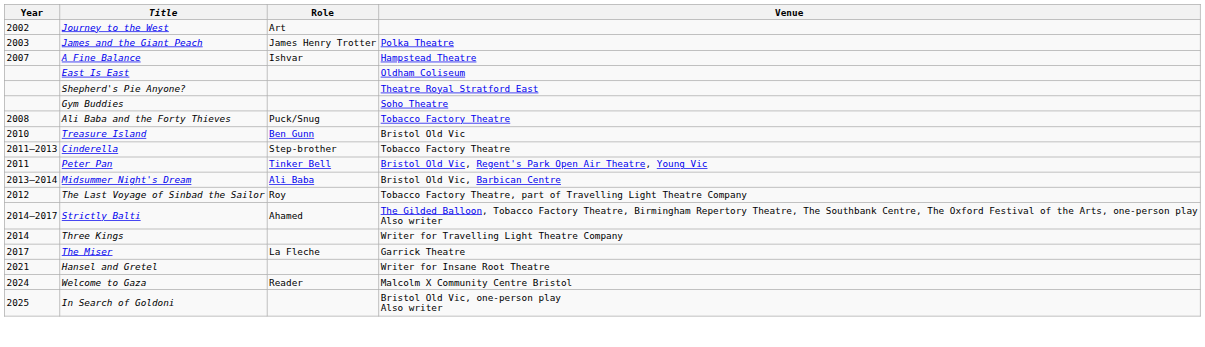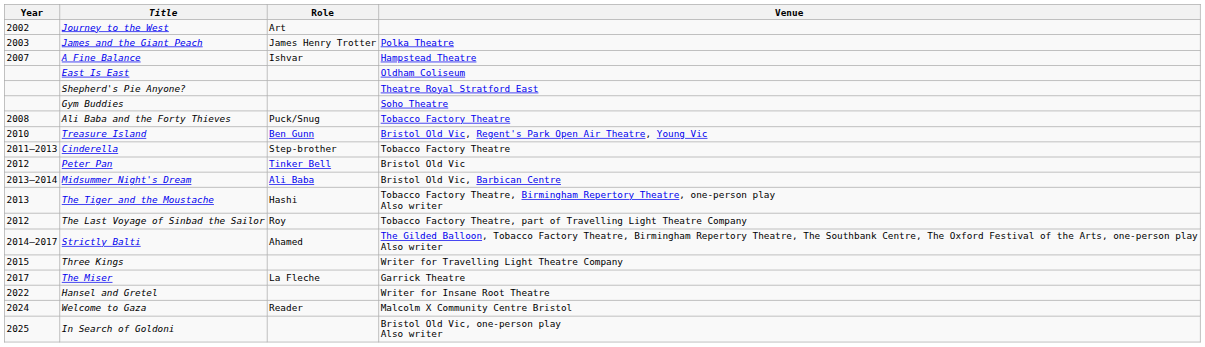(423, 134) Bristol Old Vic -> (544, 134) Bristol Old Vic, Regent's Park Open Air Theatre, Young Vic
(18, 165) 2011 -> (18, 165) 2012
(544, 165) Bristol Old Vic, Regent's Park Open Air Theatre, Young Vic -> (423, 165) Bristol Old Vic
+ row: (138, 200)
(18, 236) 2014 -> (18, 262) 2015
(18, 267) 2021 -> (18, 293) 2022
